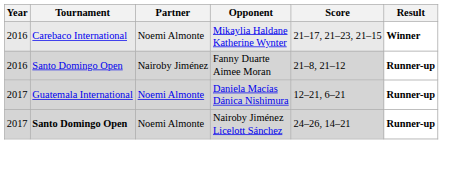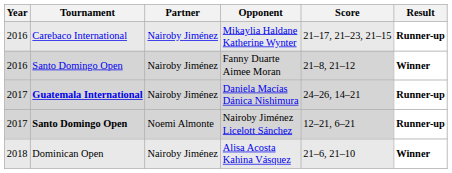(171, 36) Noemi Almonte -> (183, 36) Nairoby Jiménez
(403, 36) Winner -> (421, 36) Runner-up
(411, 66) Runner-up -> (413, 66) Winner
(83, 95) normal -> (87, 95) bold
(171, 95) Noemi Almonte -> (183, 95) Nairoby Jiménez
(319, 95) 12–21, 6–21 -> (332, 95) 24–26, 14–21
(322, 124) 24–26, 14–21 -> (329, 124) 12–21, 6–21
+ row: (257, 154)
